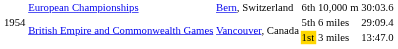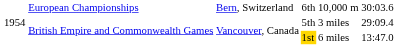(334, 22) 6 miles -> (334, 22) 3 miles
(334, 37) 3 miles -> (334, 37) 6 miles
